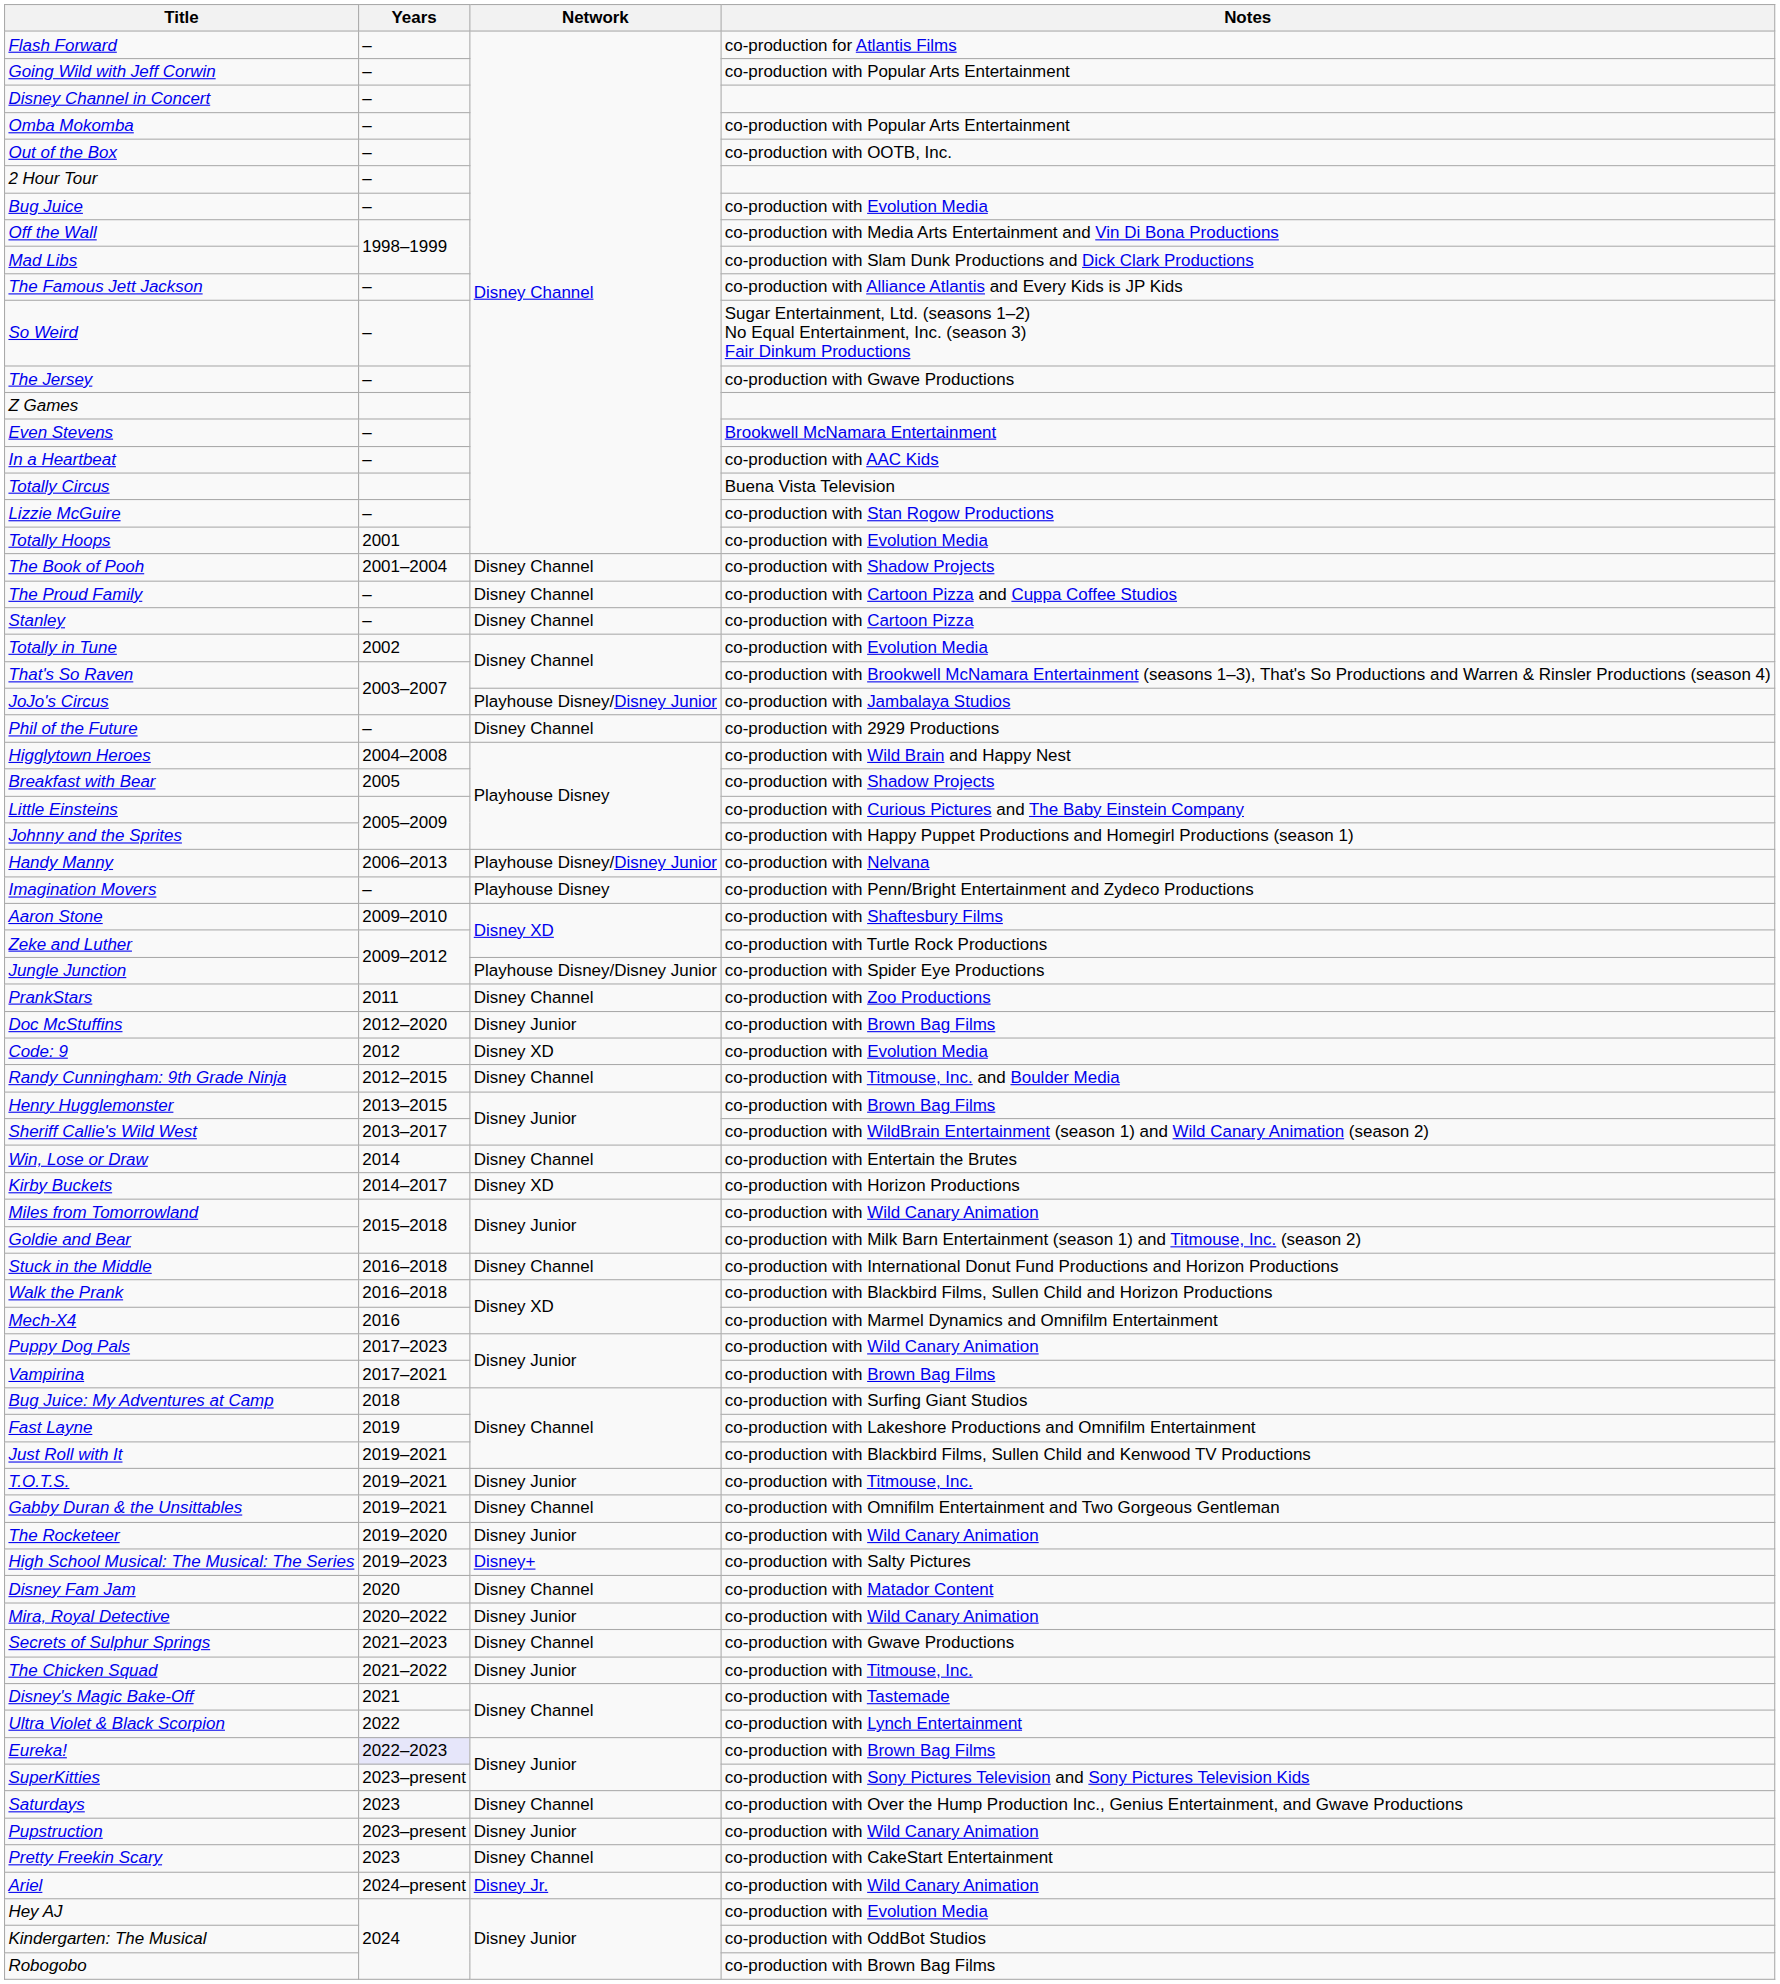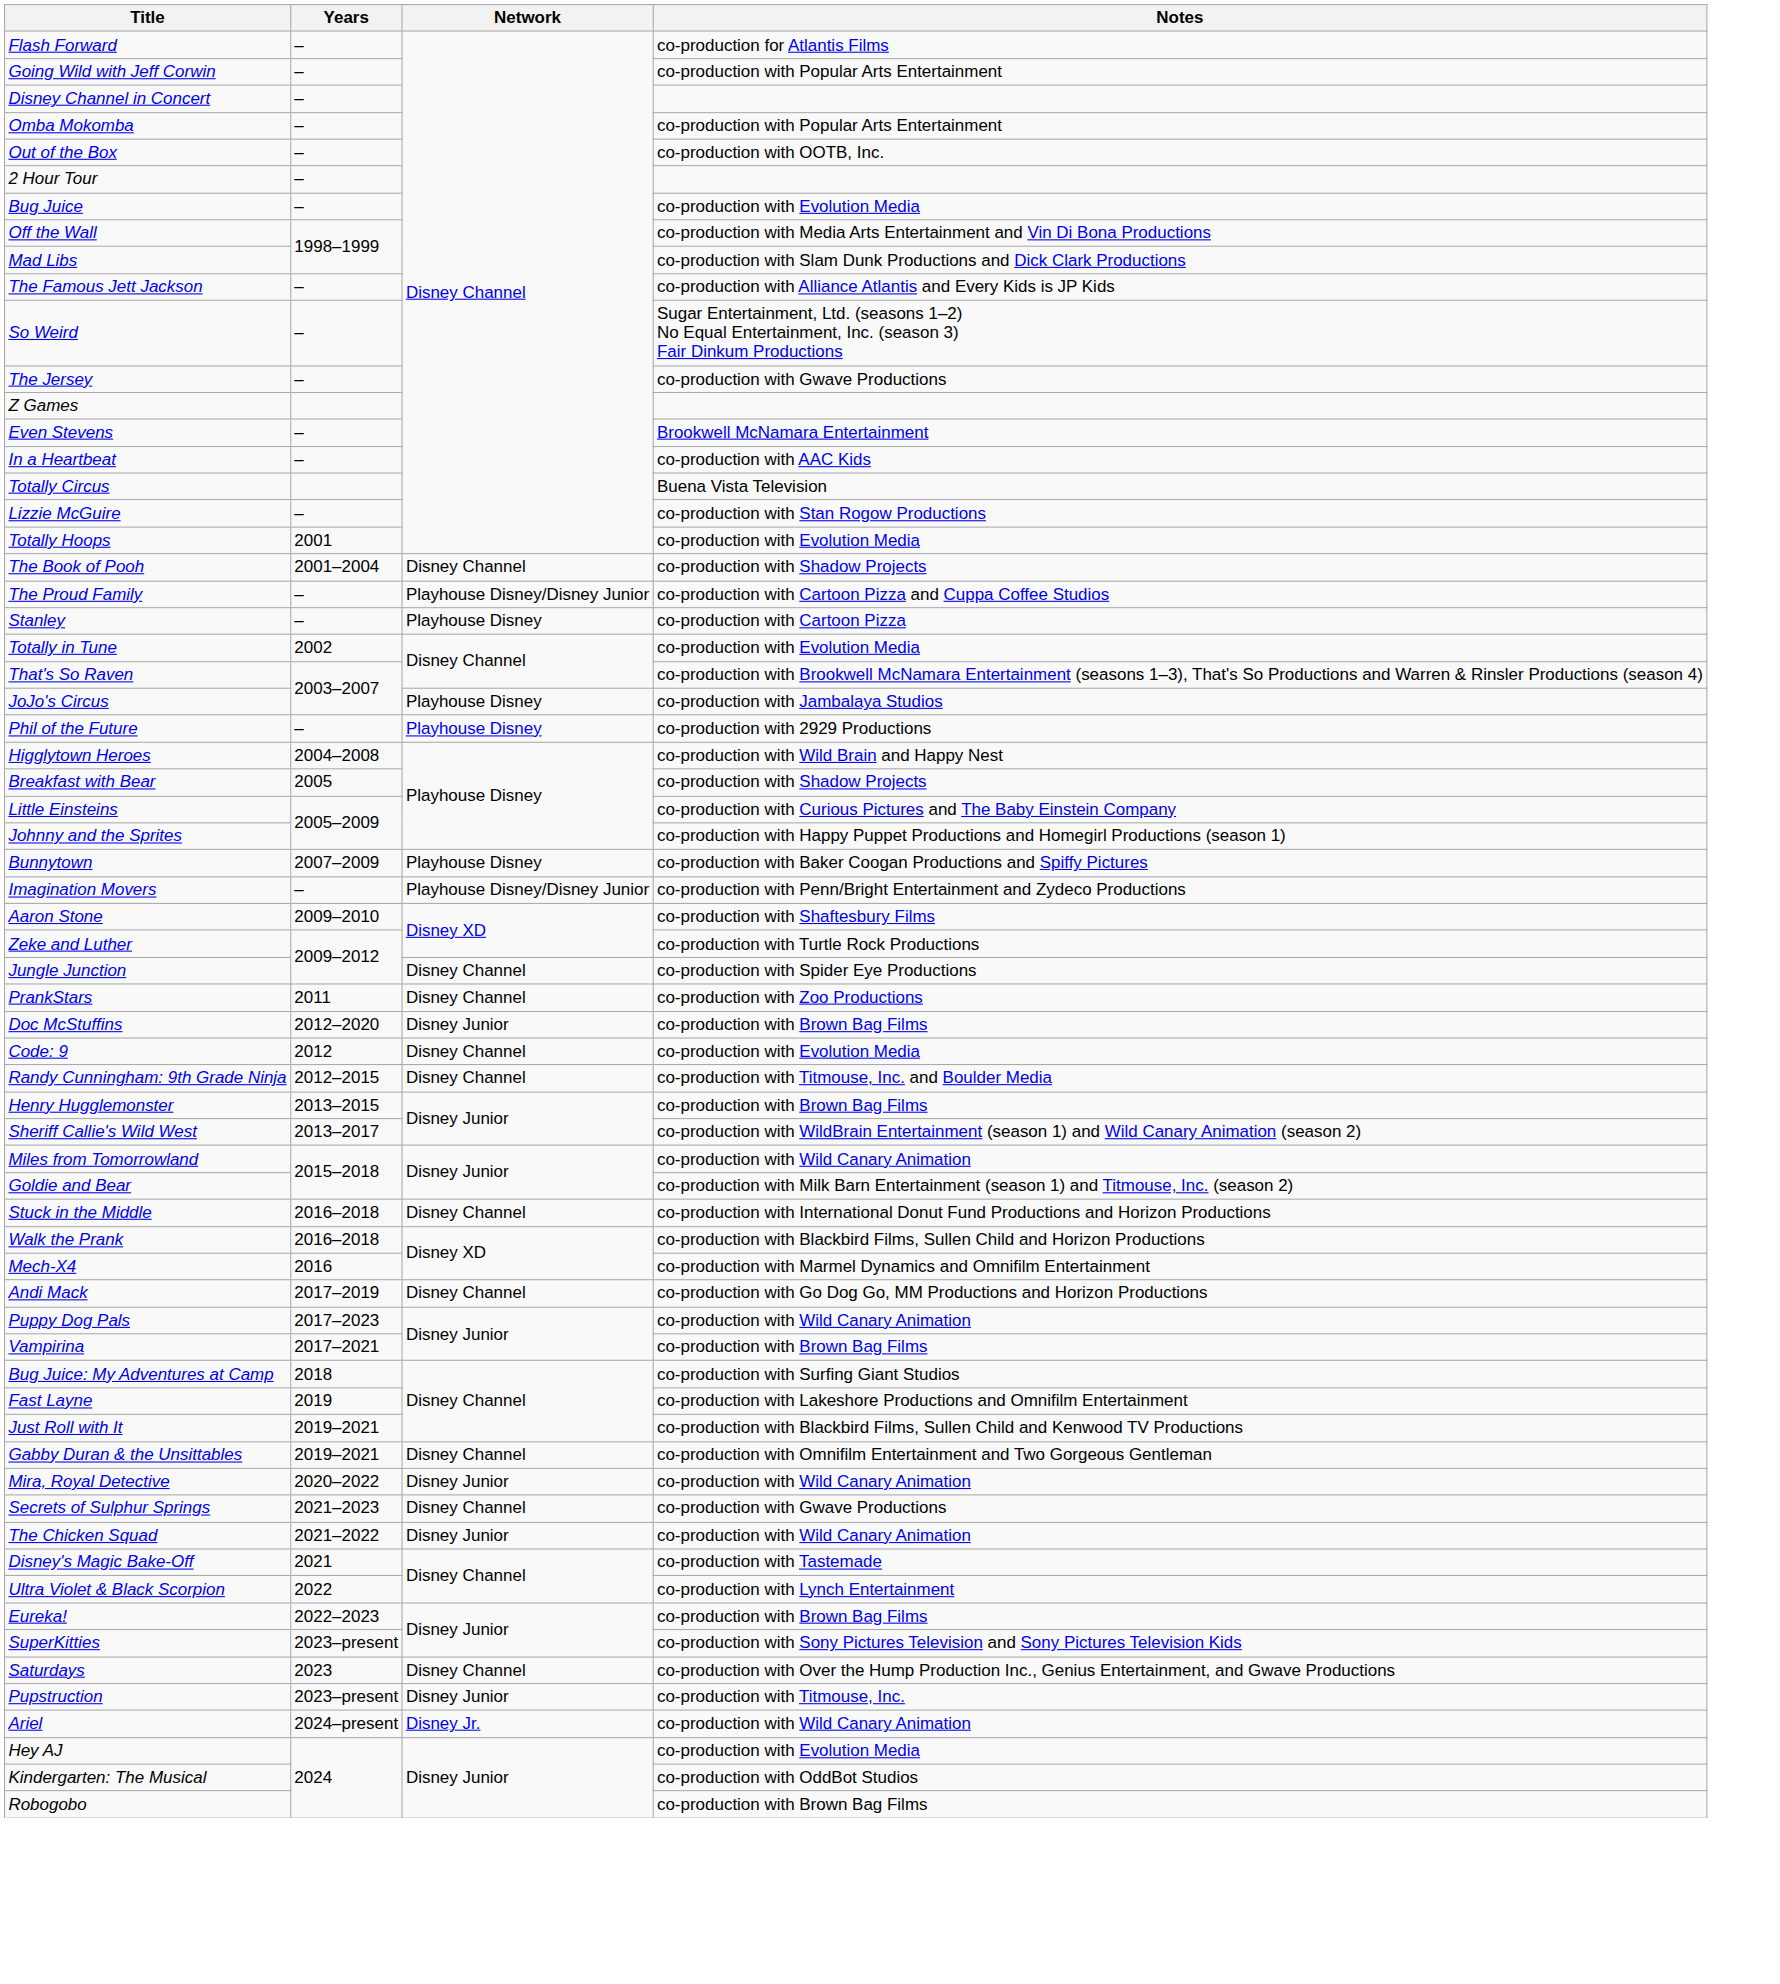(534, 594) Disney Channel -> (528, 594) Playhouse Disney/Disney Junior
(534, 620) Disney Channel -> (474, 620) Playhouse Disney
(595, 701) Playhouse Disney/Disney Junior -> (474, 701) Playhouse Disney
(534, 728) Disney Channel -> (474, 728) Playhouse Disney
- row: (61, 863)
+ row: (50, 863)
(542, 889) Playhouse Disney -> (528, 889) Playhouse Disney/Disney Junior
(595, 970) Playhouse Disney/Disney Junior -> (466, 970) Disney Channel
(514, 1051) Disney XD -> (466, 1051) Disney Channel
- row: (78, 1158)
- row: (60, 1185)
+ row: (48, 1293)
- row: (39, 1481)
- row: (64, 1535)
- row: (181, 1562)
- row: (72, 1589)
(849, 1669) co-production with Titmouse, Inc. -> (814, 1535) co-production with Wild Canary Animation
(405, 1750) lavender background -> (337, 1616) no background
(882, 1831) co-production with Wild Canary Animation -> (781, 1696) co-production with Titmouse, Inc.
- row: (85, 1858)
